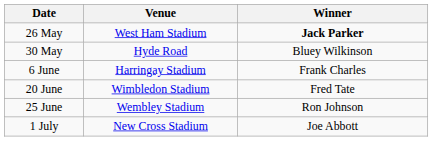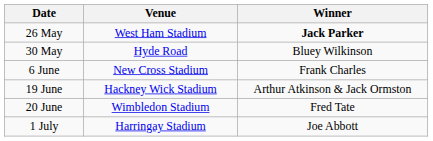(161, 70) Harringay Stadium -> (161, 70) New Cross Stadium
+ row: (44, 88)
- row: (44, 107)
(161, 126) New Cross Stadium -> (161, 126) Harringay Stadium
